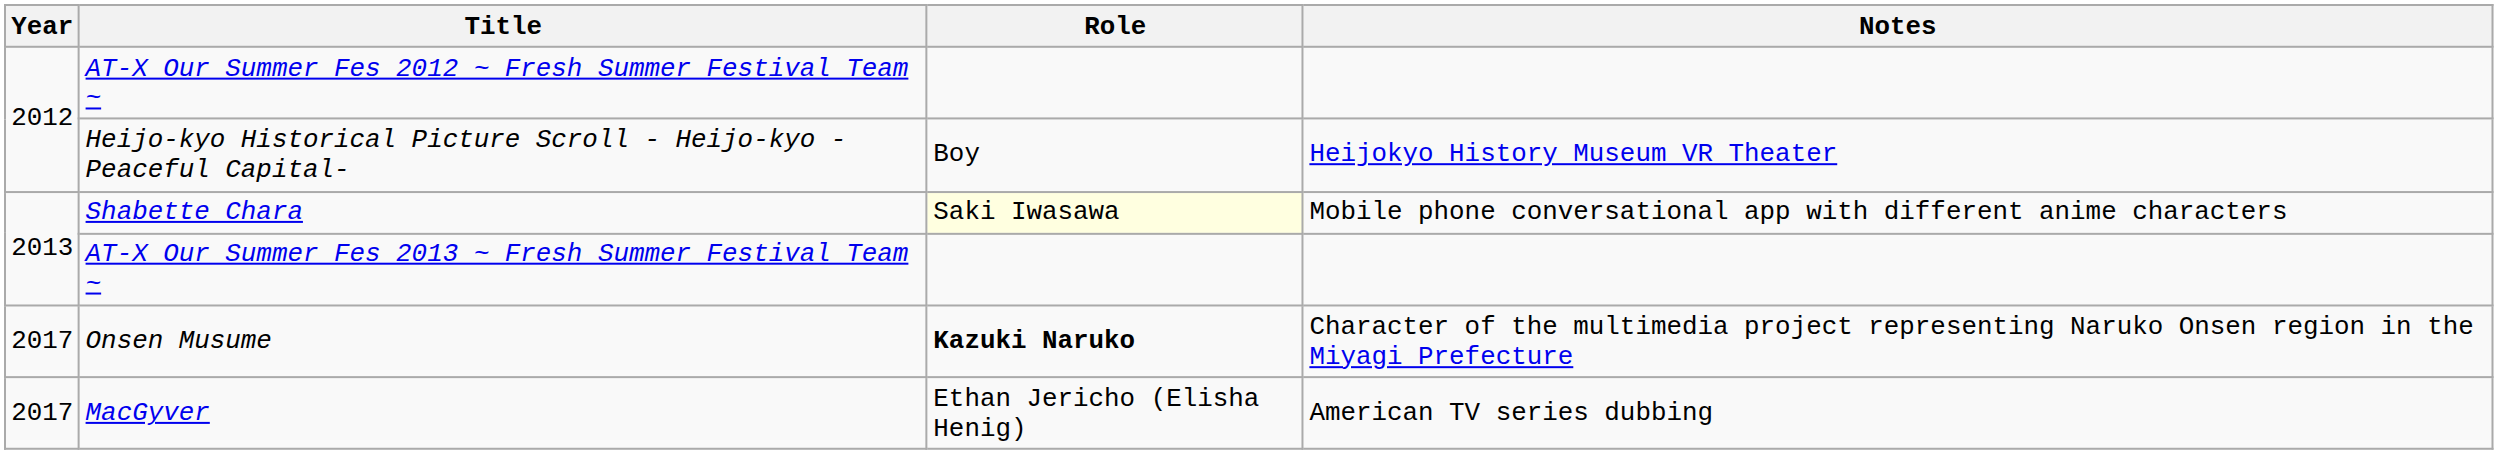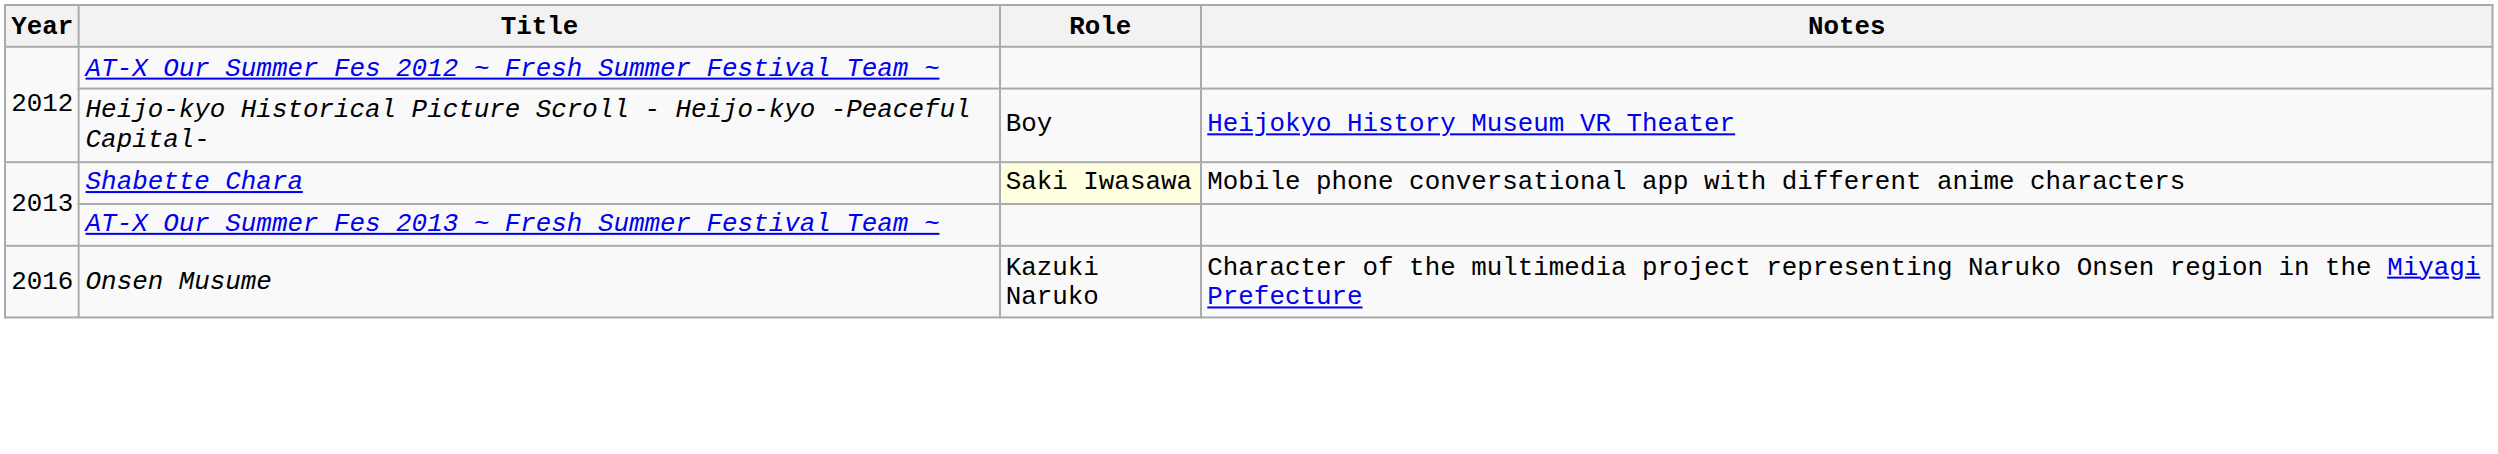(42, 341) 2017 -> (42, 282) 2016
(1034, 341) bold -> (1052, 282) normal
- row: (148, 413)
